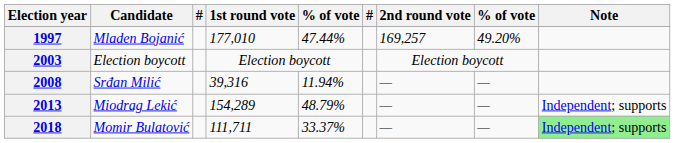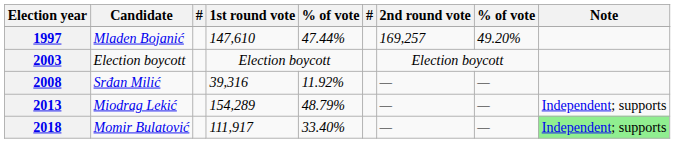(232, 37) 177,010 -> (232, 37) 147,610
(323, 82) 11.94% -> (323, 82) 11.92%
(231, 127) 111,711 -> (231, 127) 111,917
(323, 127) 33.37% -> (323, 127) 33.40%
